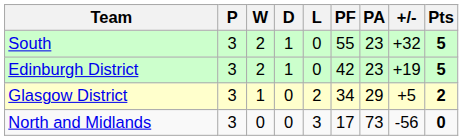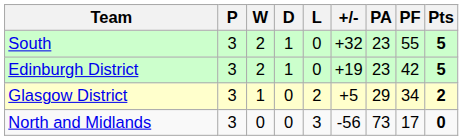columns swapped: (345, 17) <-> (407, 17)
